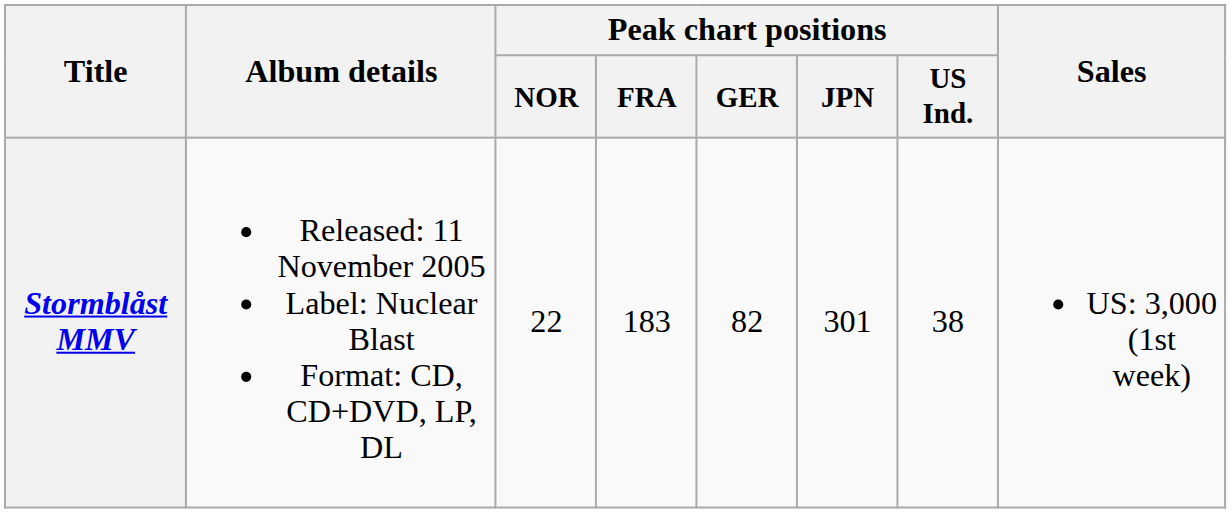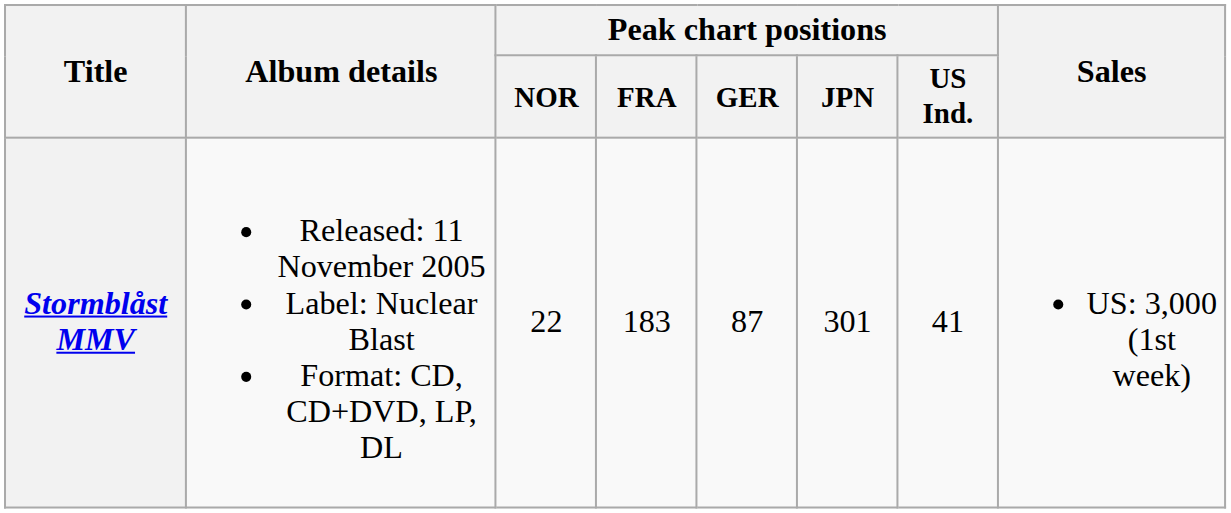(747, 321) 82 -> (747, 321) 87
(948, 321) 38 -> (948, 321) 41
